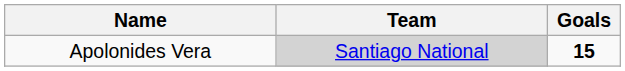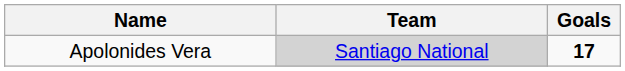(584, 51) 15 -> (584, 51) 17
